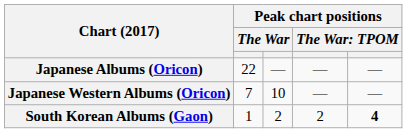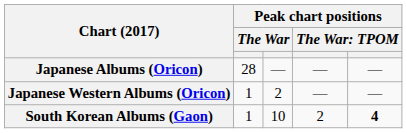(249, 69) 22 -> (249, 69) 28
(249, 92) 7 -> (249, 92) 1
(278, 92) 10 -> (278, 92) 2
(278, 116) 2 -> (278, 116) 10
